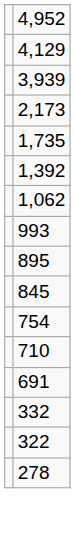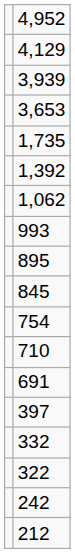+ row: (42, 110)
- row: (42, 110)
+ row: (34, 412)
- row: (34, 472)
+ row: (34, 502)
+ row: (34, 532)
